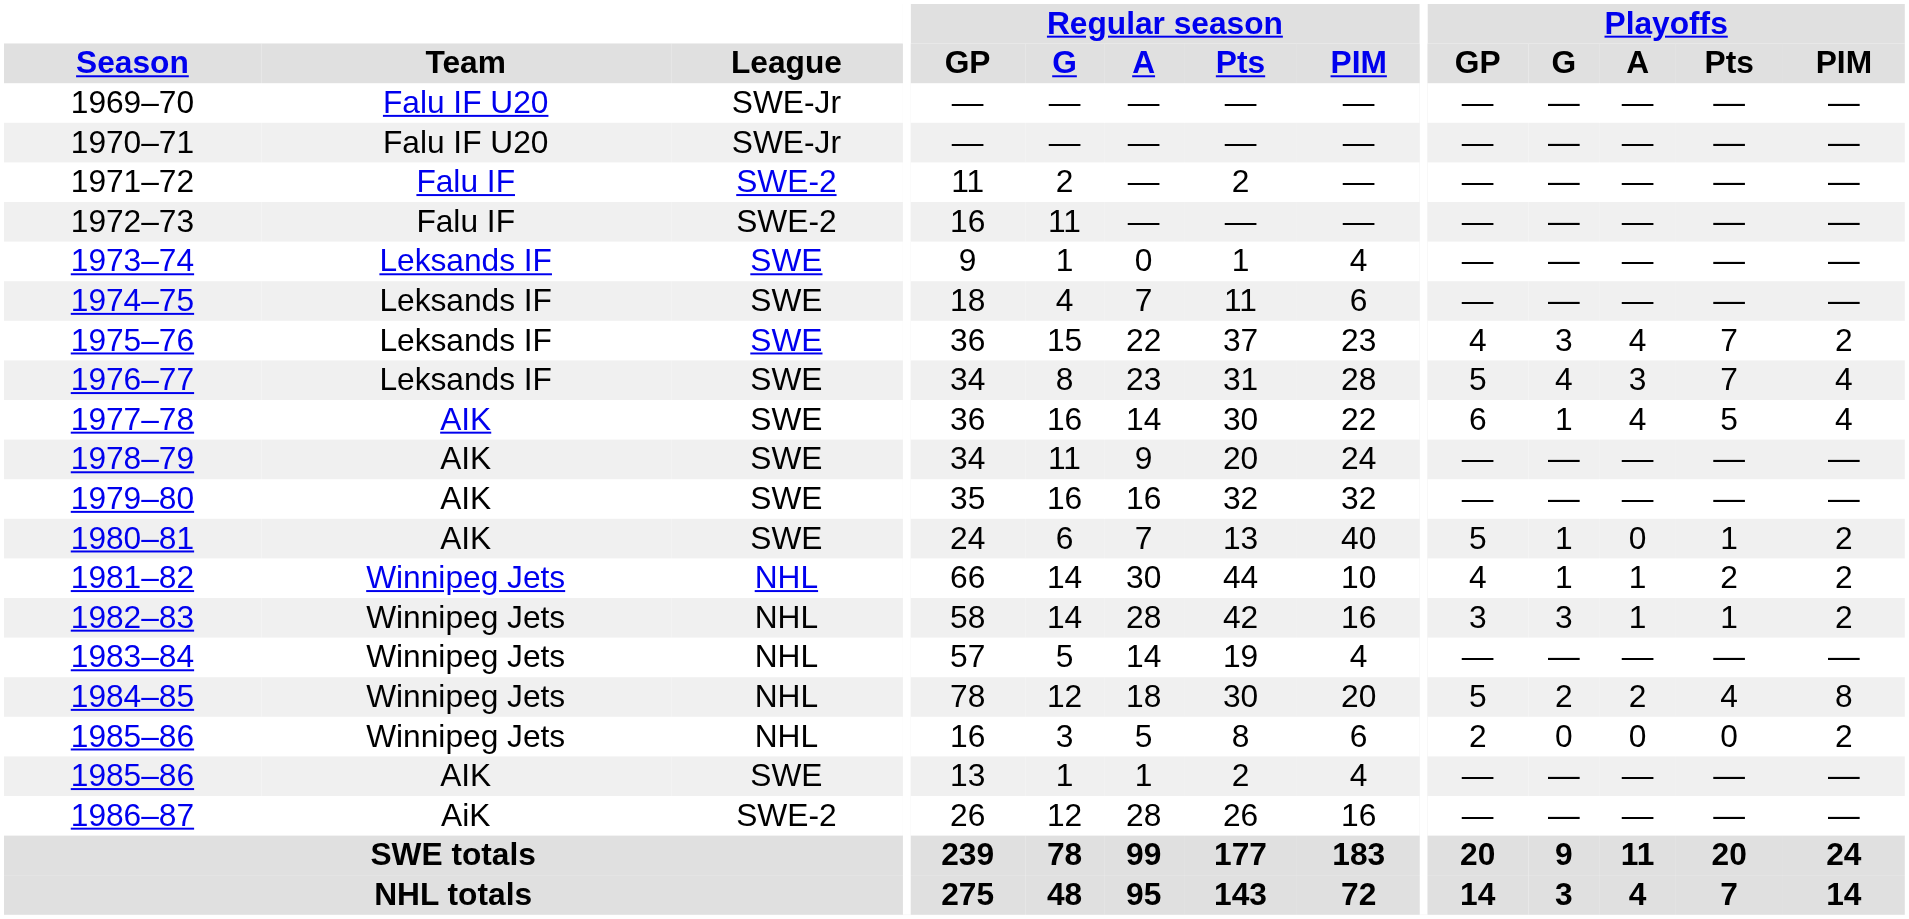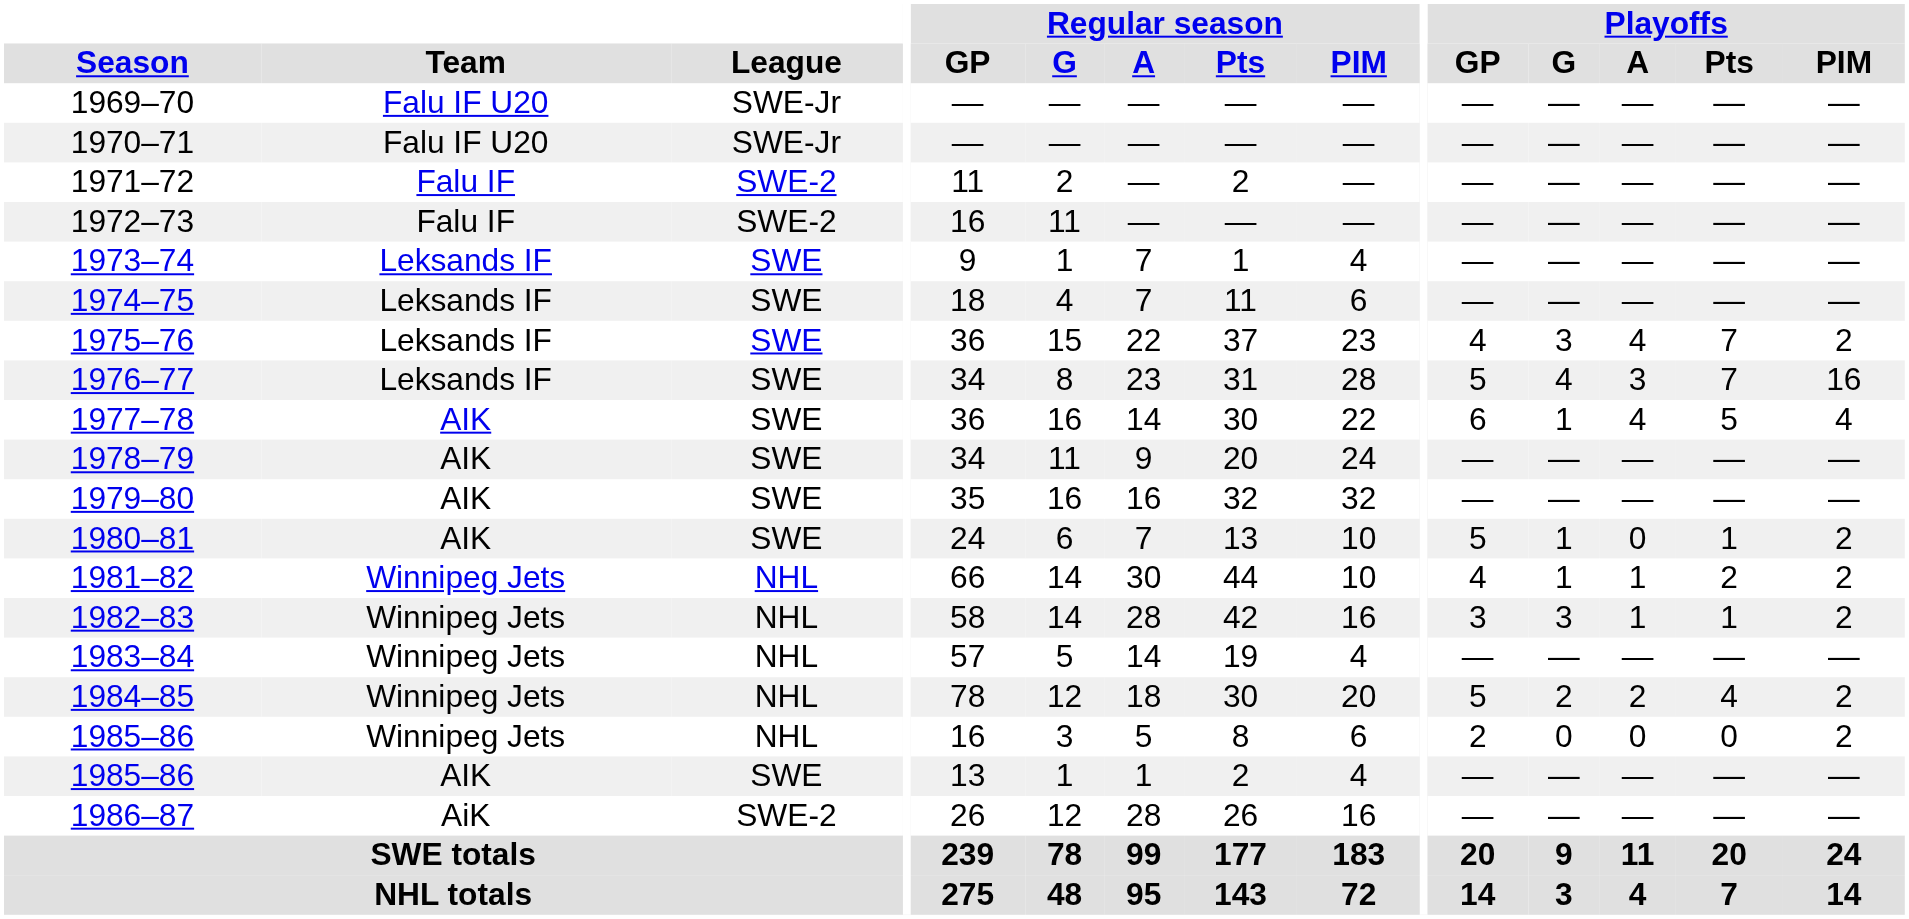(1144, 260) 0 -> (1144, 260) 7
(1844, 379) 4 -> (1844, 379) 16
(1359, 538) 40 -> (1359, 538) 10
(1844, 696) 8 -> (1844, 696) 2
